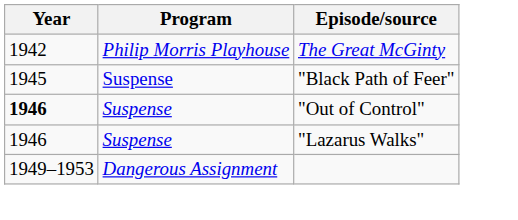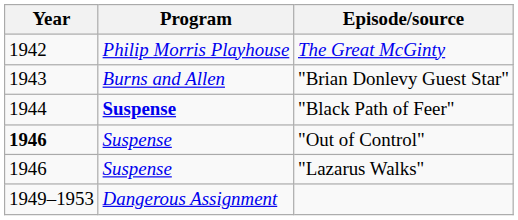+ row: (404, 79)
(28, 79) 1945 -> (28, 109) 1944
(138, 79) normal -> (139, 109) bold
